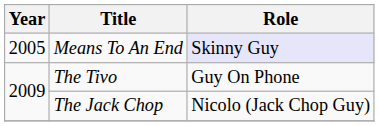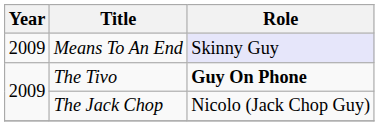(27, 47) 2005 -> (27, 47) 2009
(245, 76) normal -> (249, 76) bold
